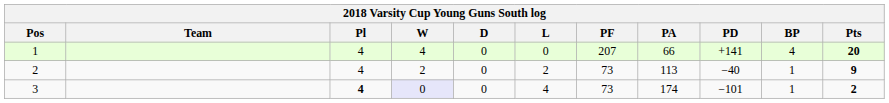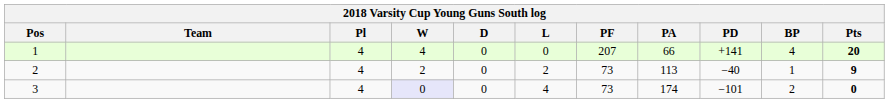(361, 88) bold -> (361, 88) normal
(792, 88) 1 -> (792, 88) 2
(854, 88) 2 -> (854, 88) 0
